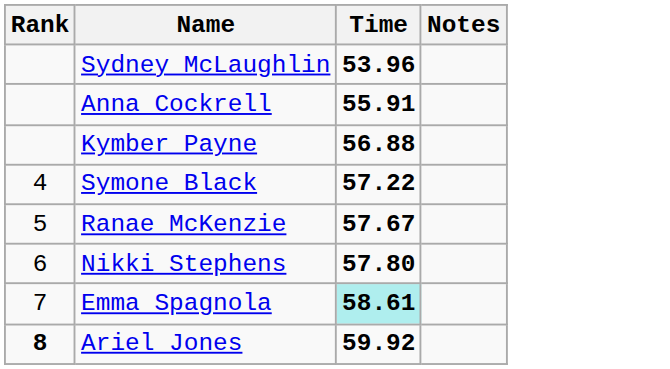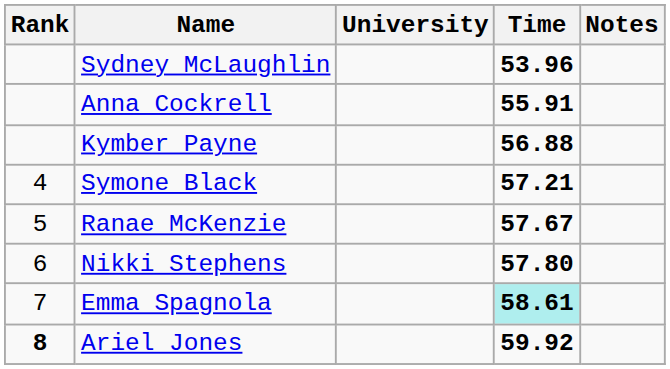+ column: (415, 25)
(379, 184) 57.22 -> (537, 184) 57.21
